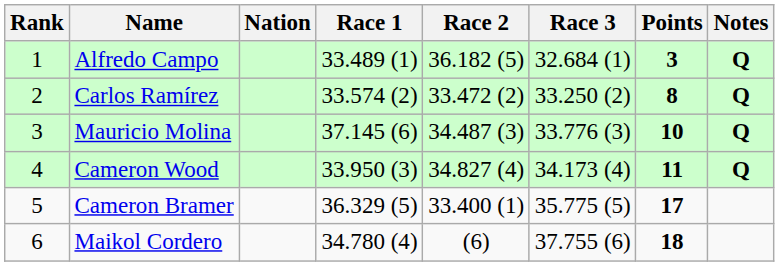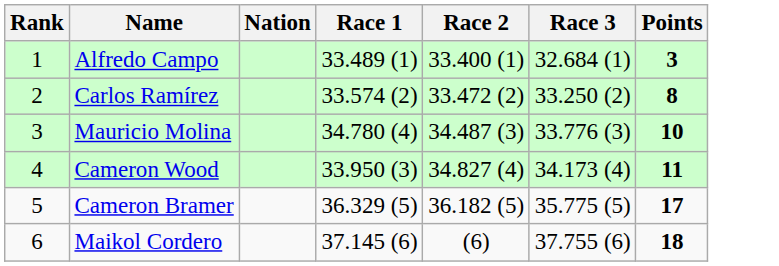- column: (741, 22)
(476, 59) 36.182 (5) -> (476, 59) 33.400 (1)
(370, 132) 37.145 (6) -> (370, 132) 34.780 (4)
(476, 205) 33.400 (1) -> (476, 205) 36.182 (5)
(370, 242) 34.780 (4) -> (370, 242) 37.145 (6)
